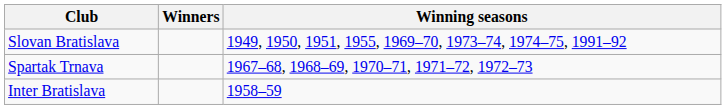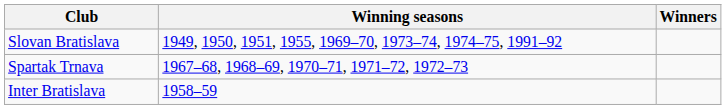columns swapped: (191, 16) <-> (472, 16)
